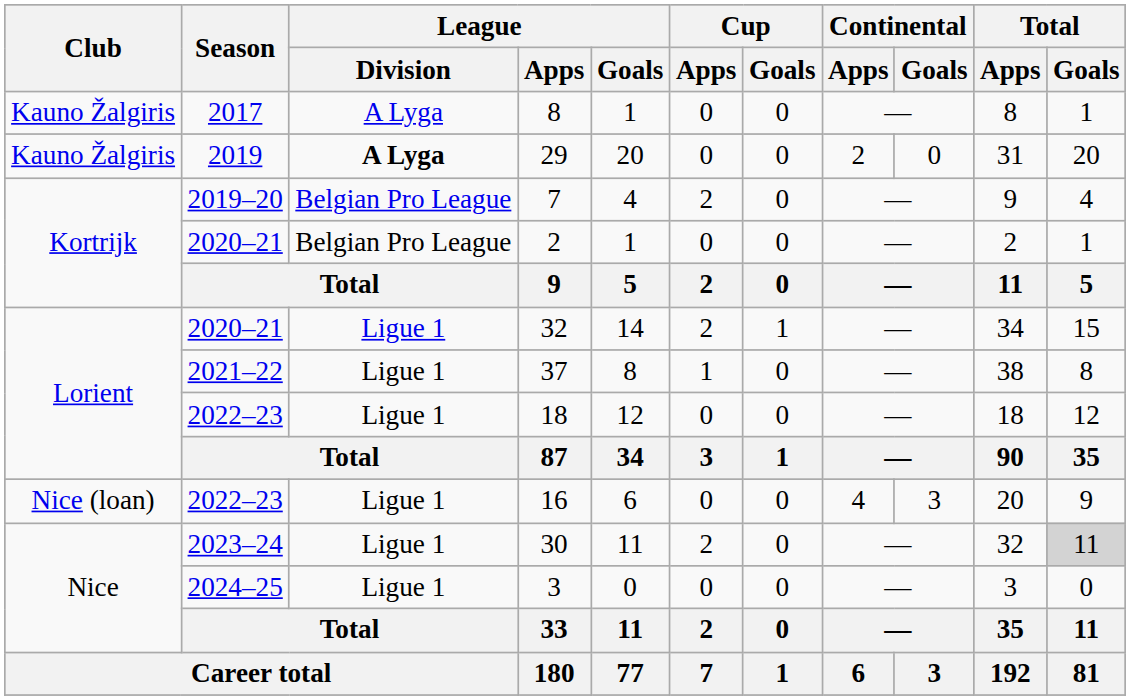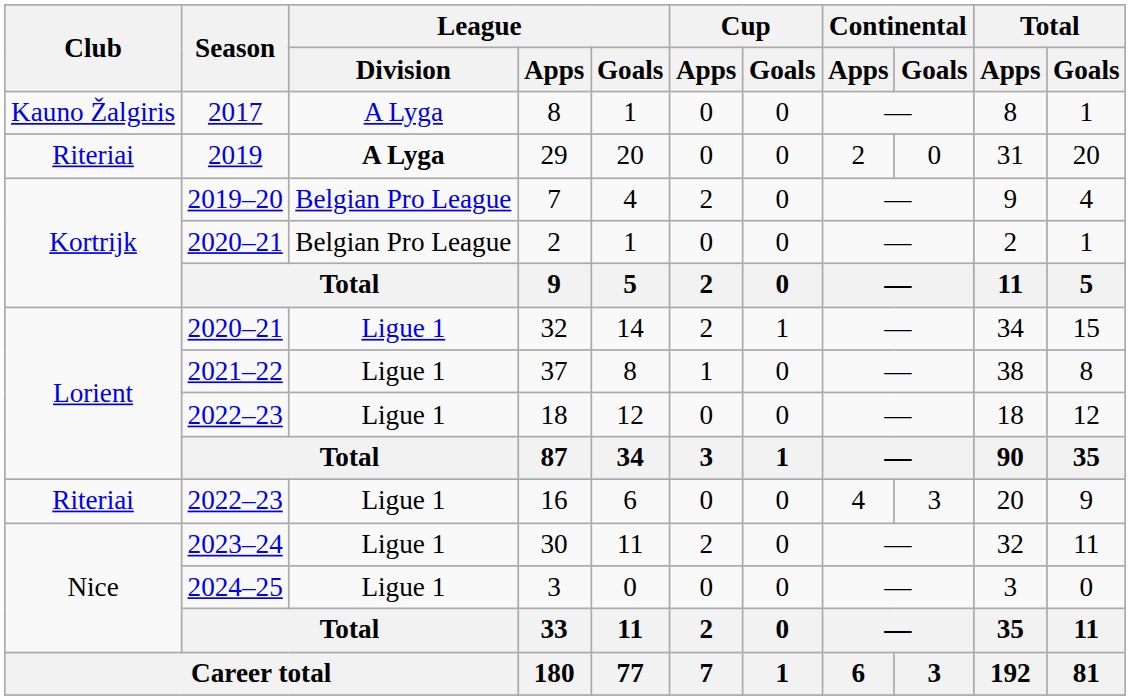(93, 155) Kauno Žalgiris -> (93, 155) Riteriai
(93, 500) Nice (loan) -> (93, 500) Riteriai
(1086, 543) lightgrey background -> (1086, 543) no background
